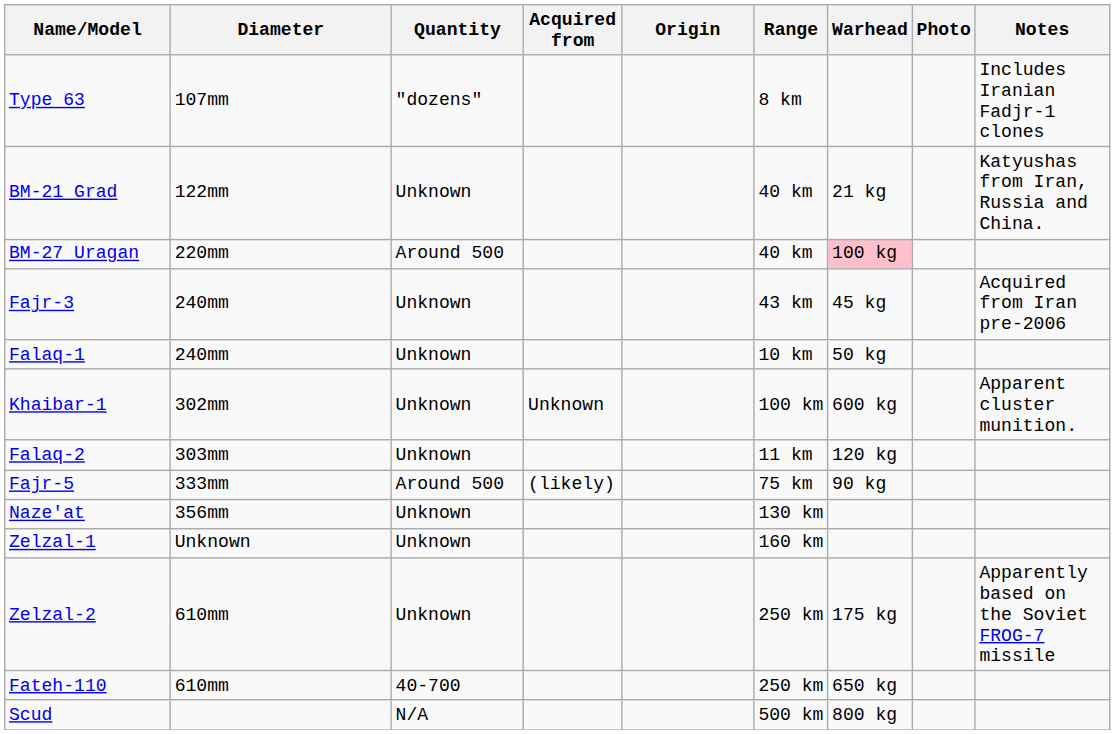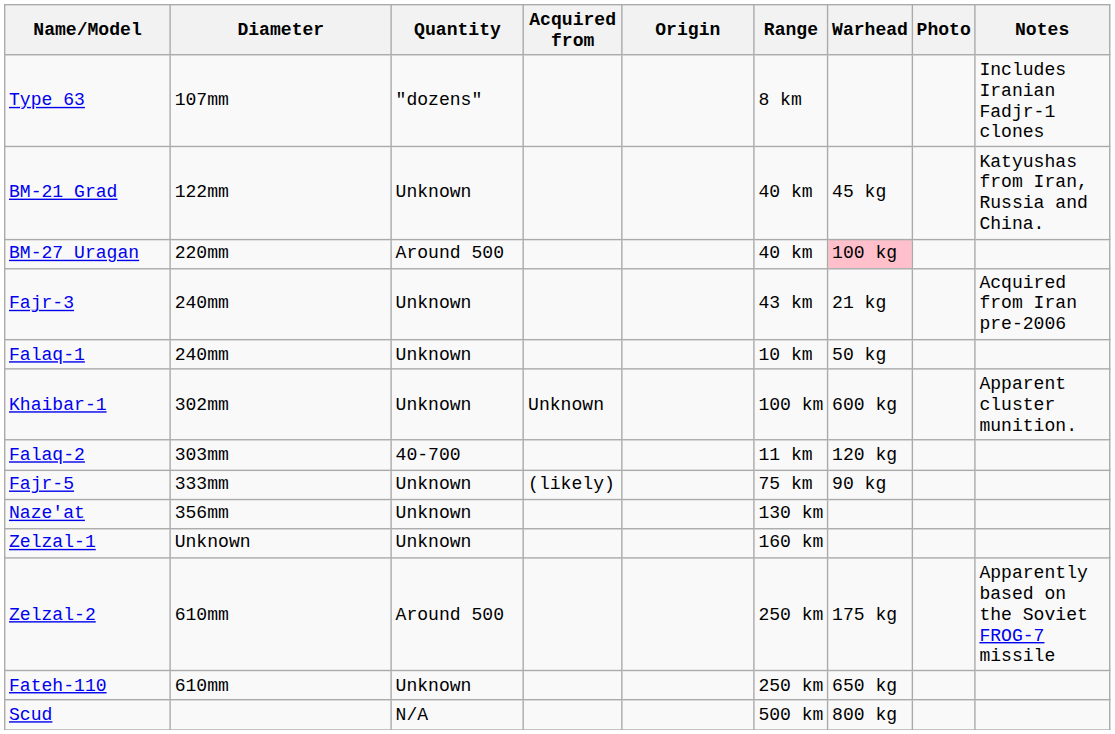(859, 193) 21 kg -> (859, 193) 45 kg
(859, 304) 45 kg -> (859, 304) 21 kg
(433, 455) Unknown -> (428, 455) 40-700
(450, 484) Around 500 -> (433, 484) Unknown
(433, 614) Unknown -> (450, 614) Around 500
(428, 686) 40-700 -> (433, 686) Unknown
